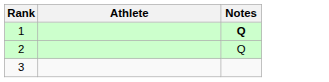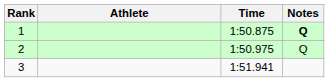+ column: (252, 13)
